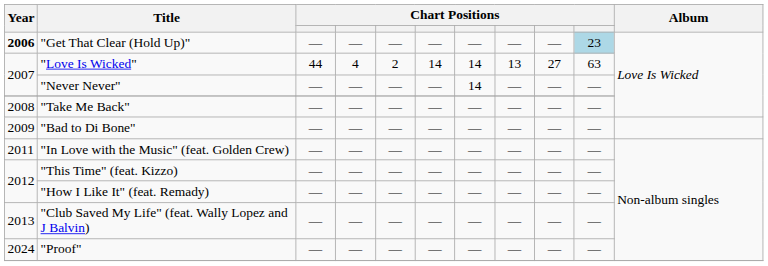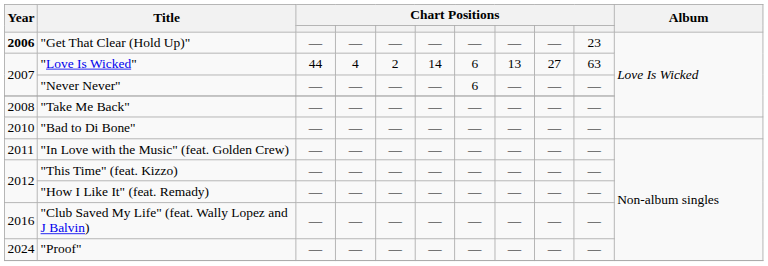(594, 42) lightblue background -> (594, 42) no background
(475, 63) 14 -> (475, 63) 6
(475, 85) 14 -> (475, 85) 6
(21, 127) 2009 -> (21, 127) 2010
(21, 220) 2013 -> (21, 220) 2016
